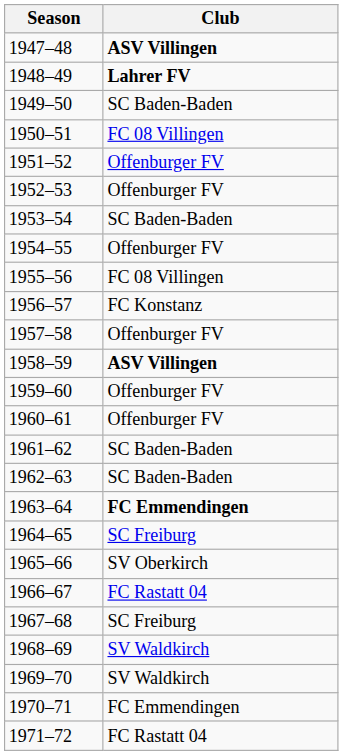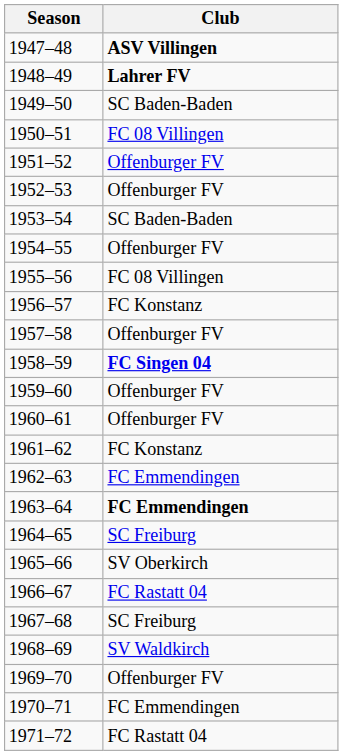(162, 362) ASV Villingen -> (159, 362) FC Singen 04
(170, 448) SC Baden-Baden -> (155, 448) FC Konstanz
(170, 477) SC Baden-Baden -> (174, 477) FC Emmendingen
(158, 678) SV Waldkirch -> (166, 678) Offenburger FV
